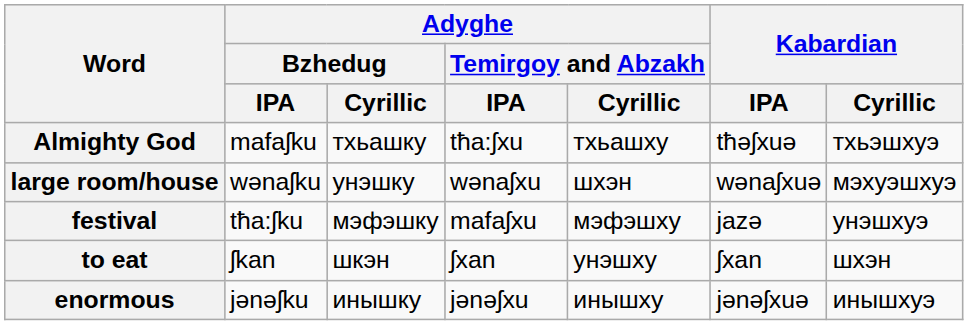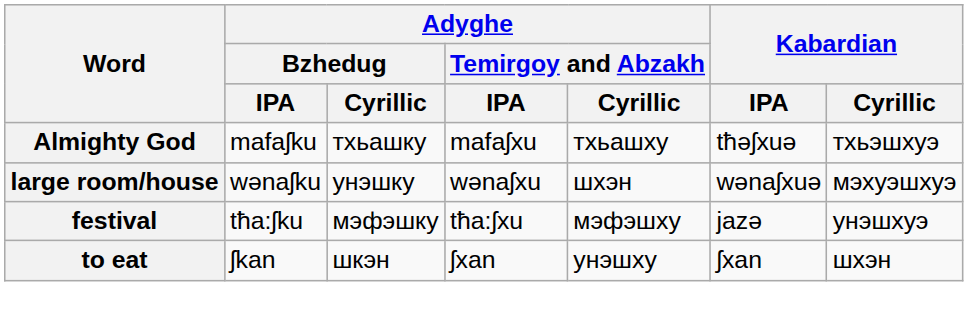(487, 142) tħa:ʃxu -> (493, 142) mafaʃxu
(493, 220) mafaʃxu -> (487, 220) tħa:ʃxu
- row: (115, 299)
